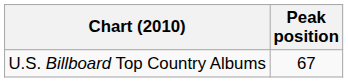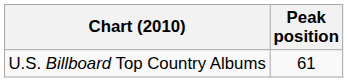(306, 63) 67 -> (306, 63) 61
